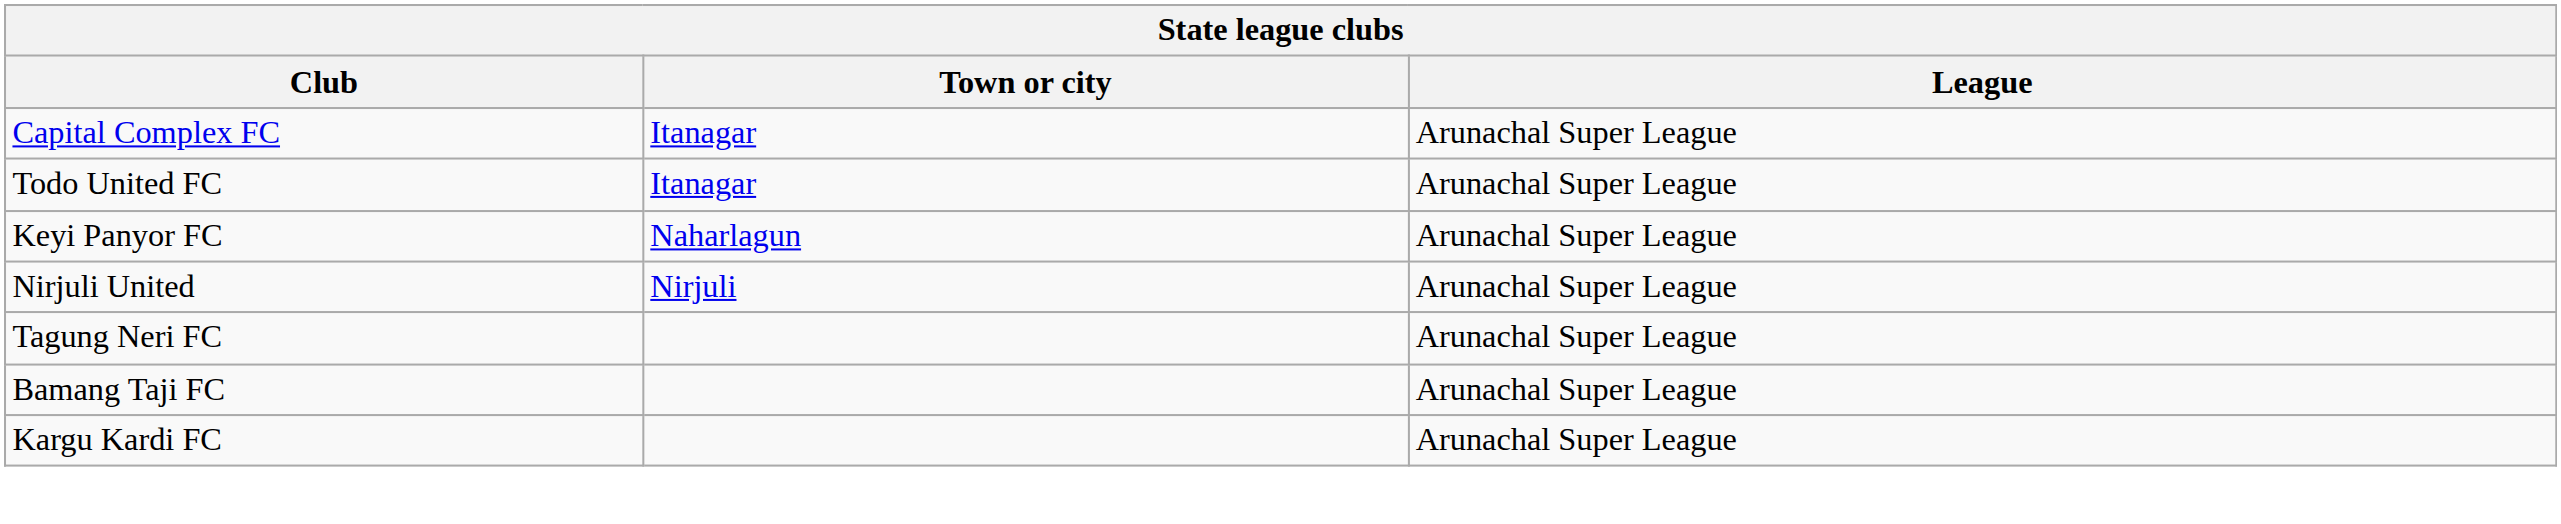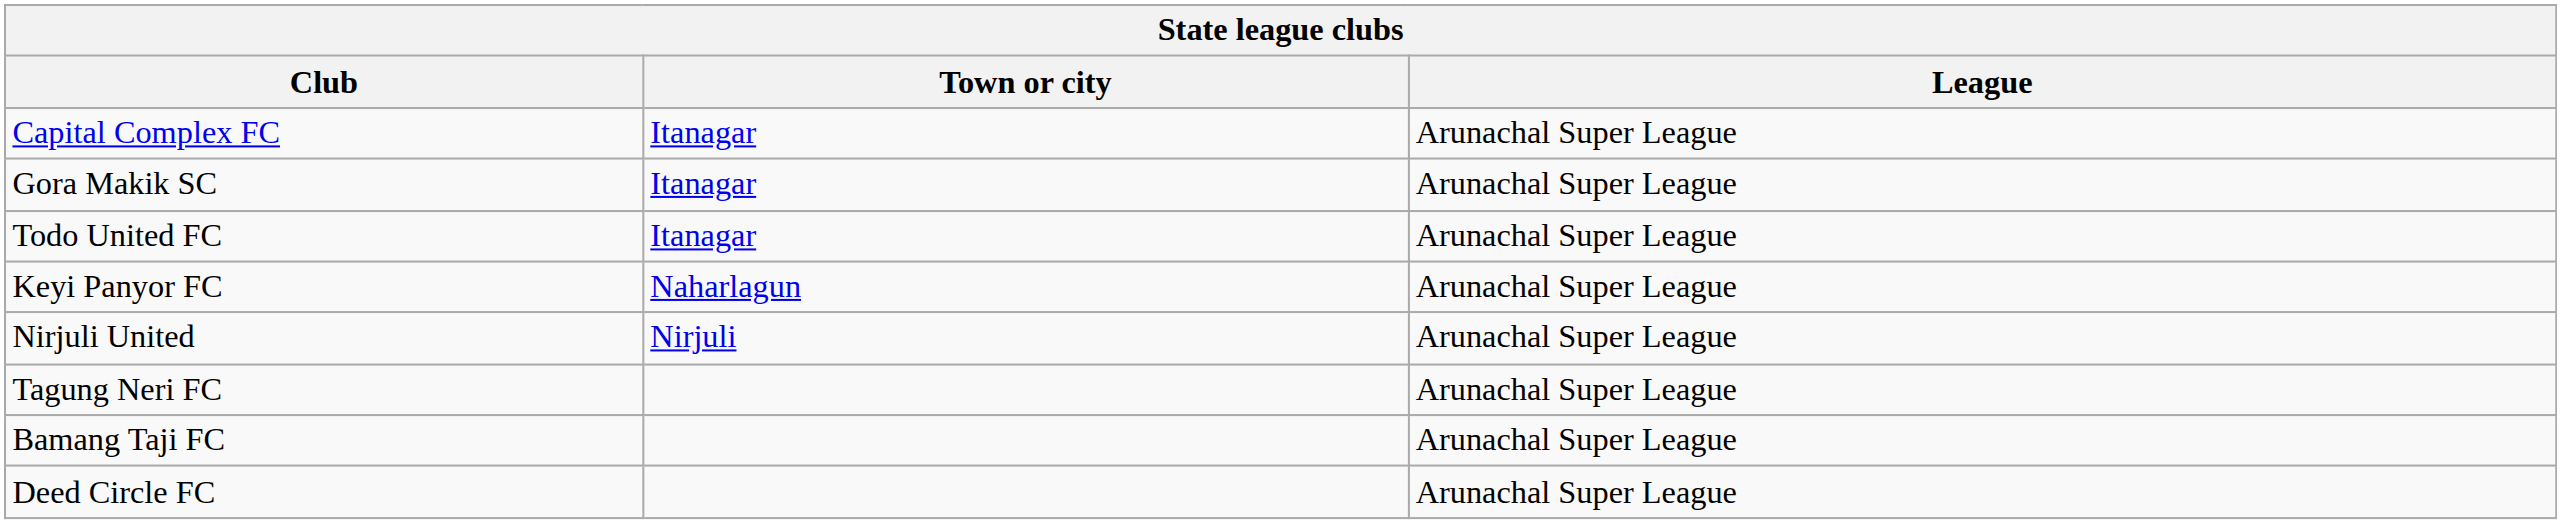+ row: (115, 183)
+ row: (114, 491)
- row: (117, 440)
